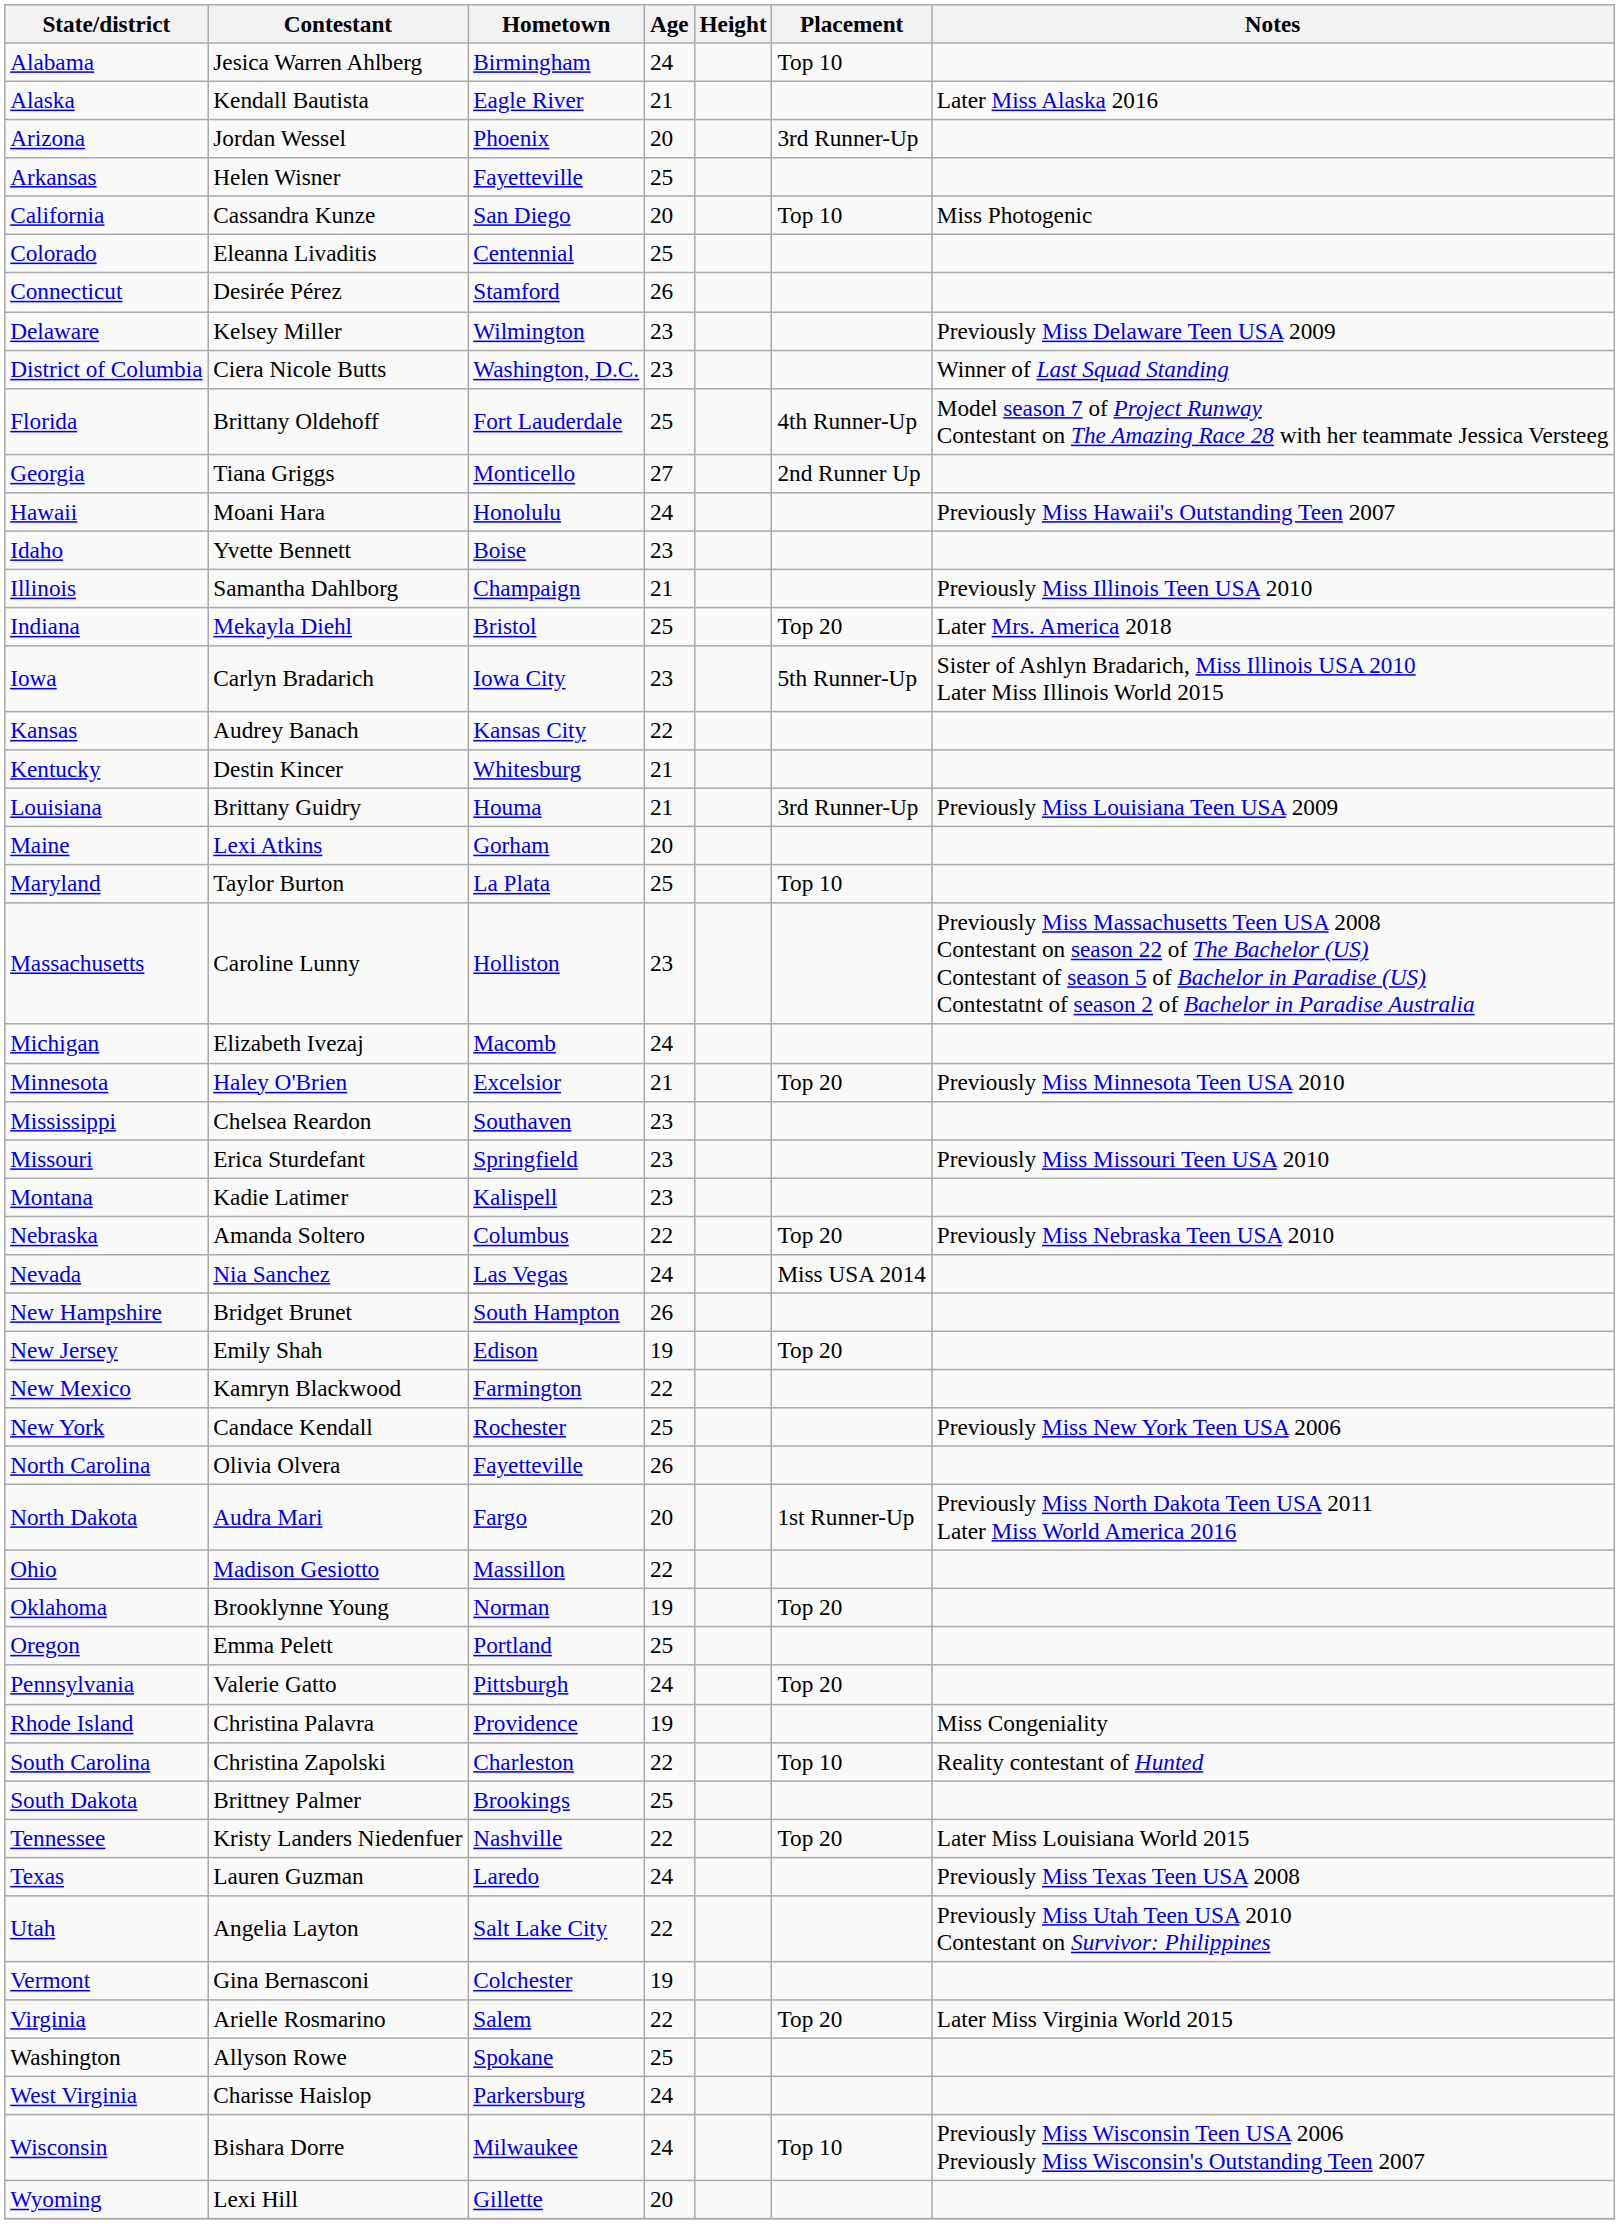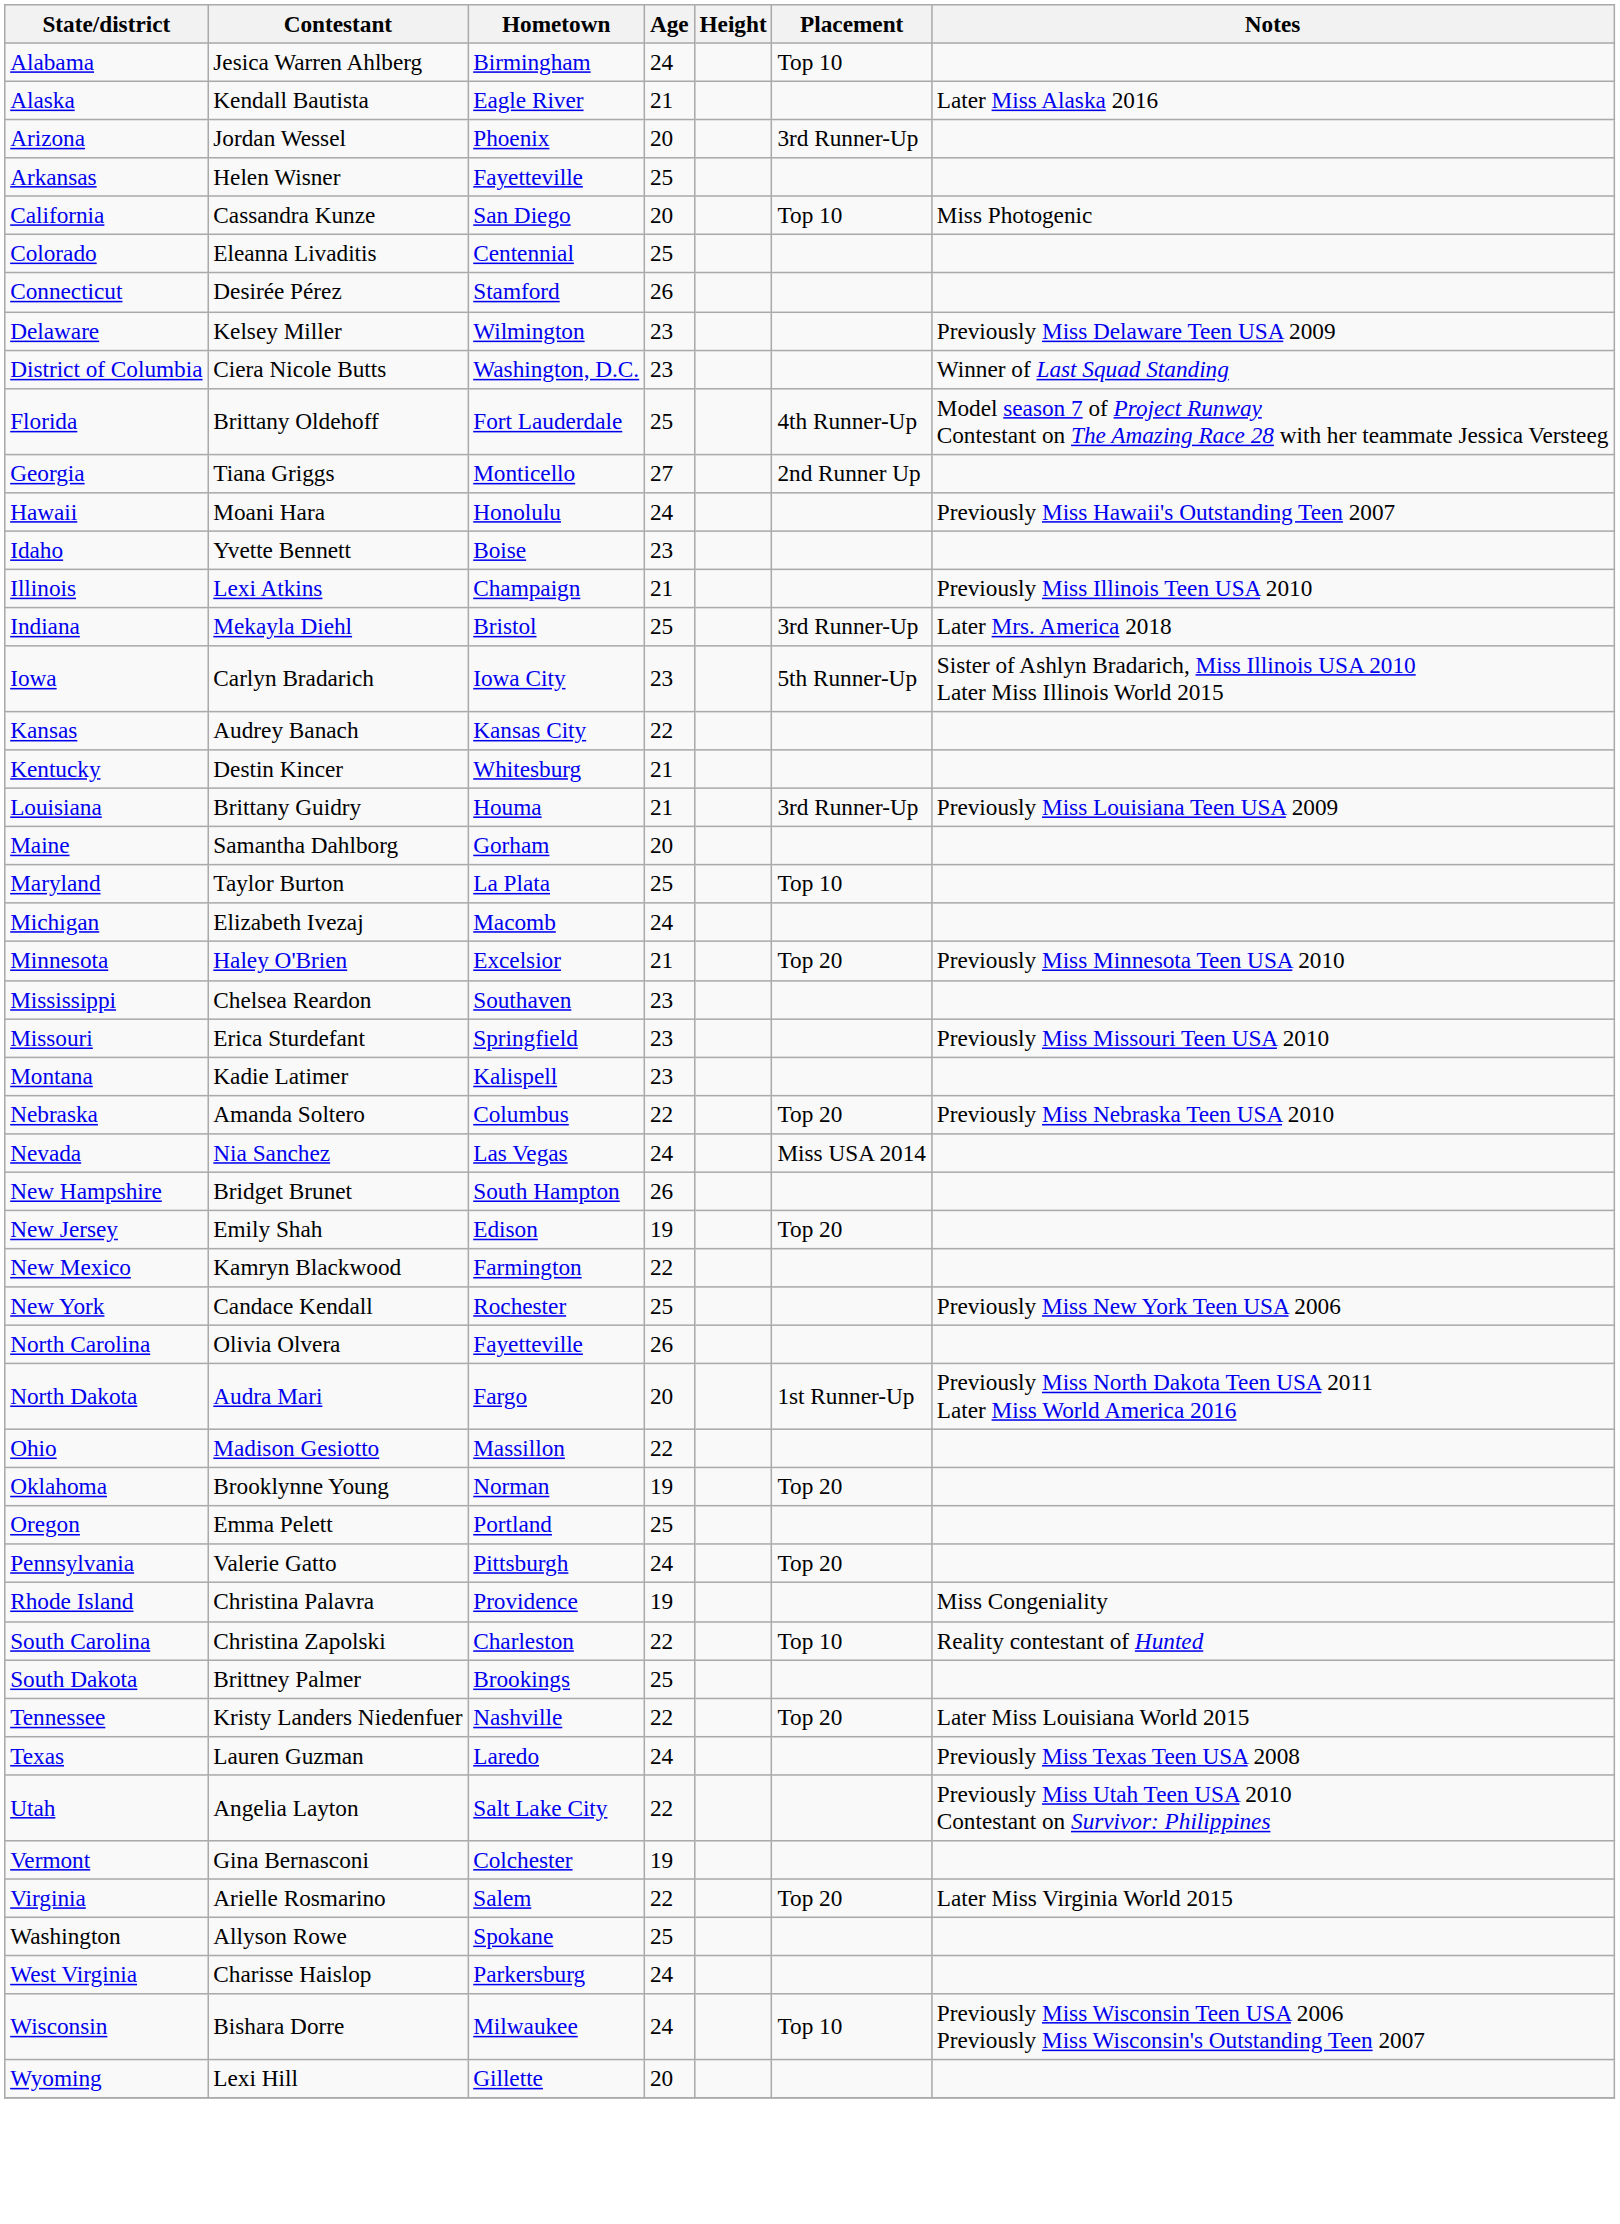(306, 588) Samantha Dahlborg -> (268, 588) Lexi Atkins
(810, 626) Top 20 -> (848, 626) 3rd Runner-Up
(268, 845) Lexi Atkins -> (306, 845) Samantha Dahlborg
- row: (77, 963)
